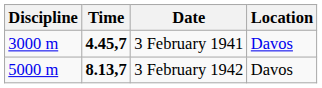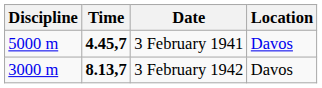(33, 43) 3000 m -> (33, 43) 5000 m
(33, 69) 5000 m -> (33, 69) 3000 m
